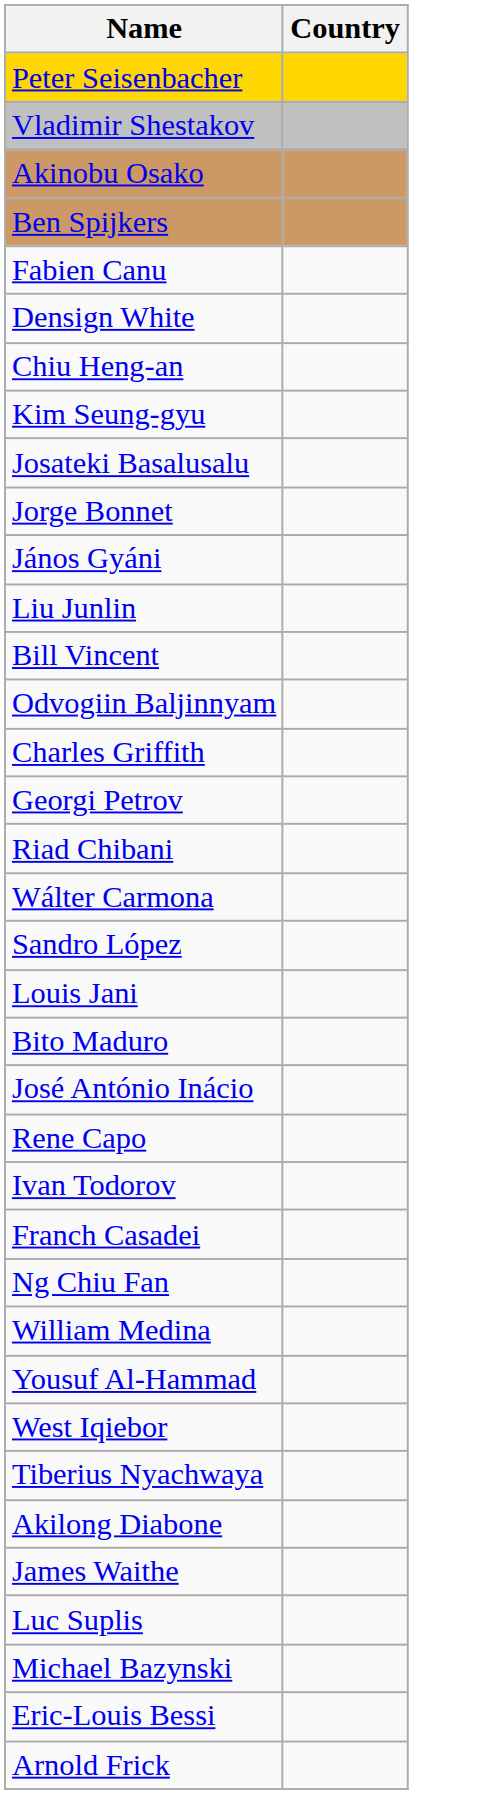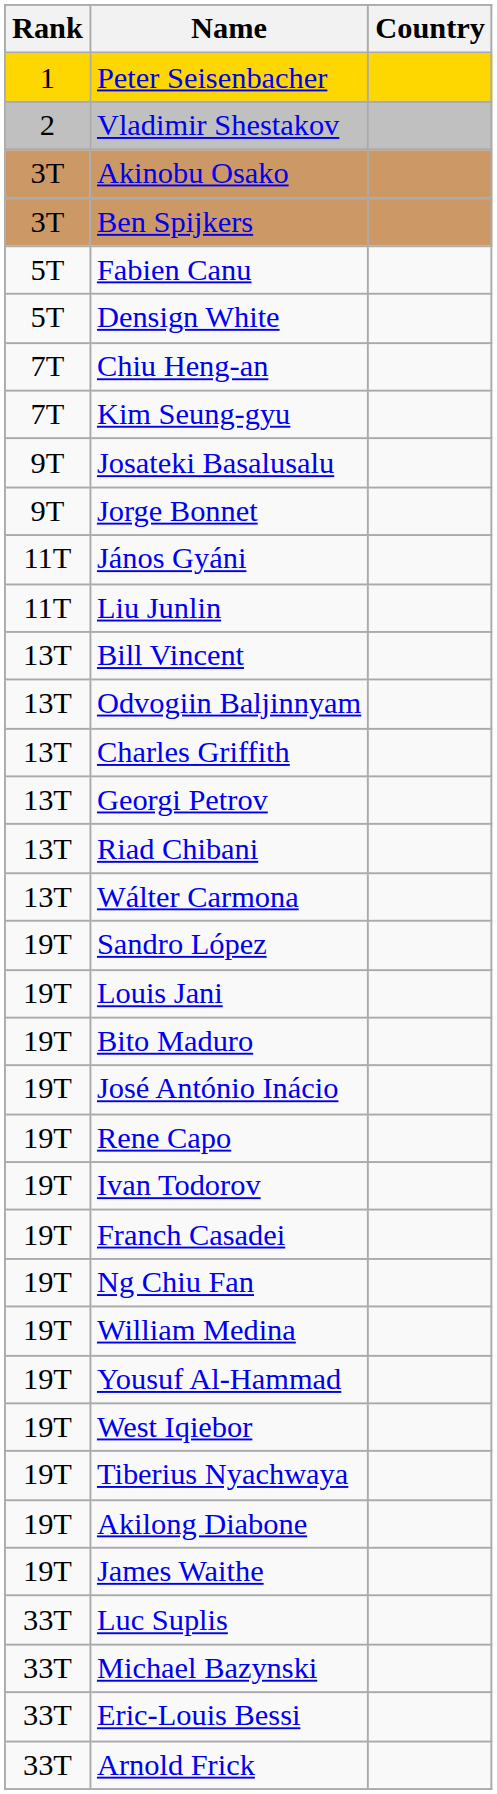+ column: (47, 28)
